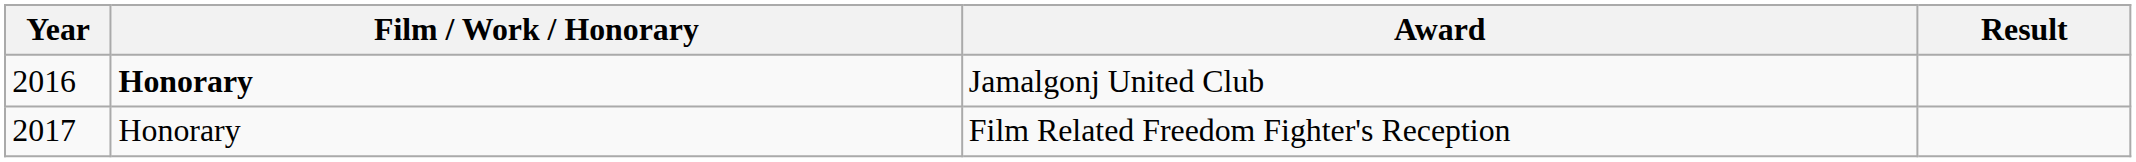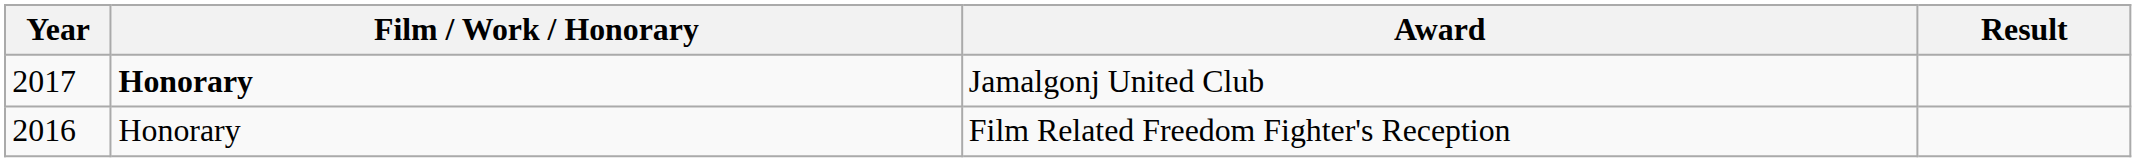(44, 80) 2016 -> (44, 80) 2017
(44, 130) 2017 -> (44, 130) 2016
